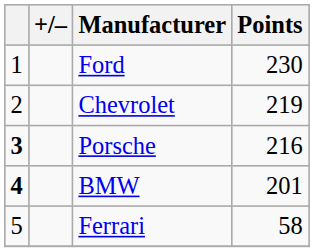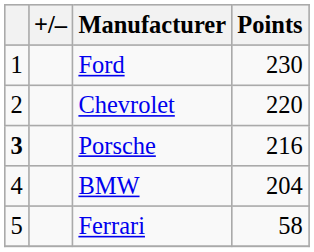(284, 105) 219 -> (284, 105) 220
(17, 186) bold -> (17, 186) normal
(284, 186) 201 -> (284, 186) 204
